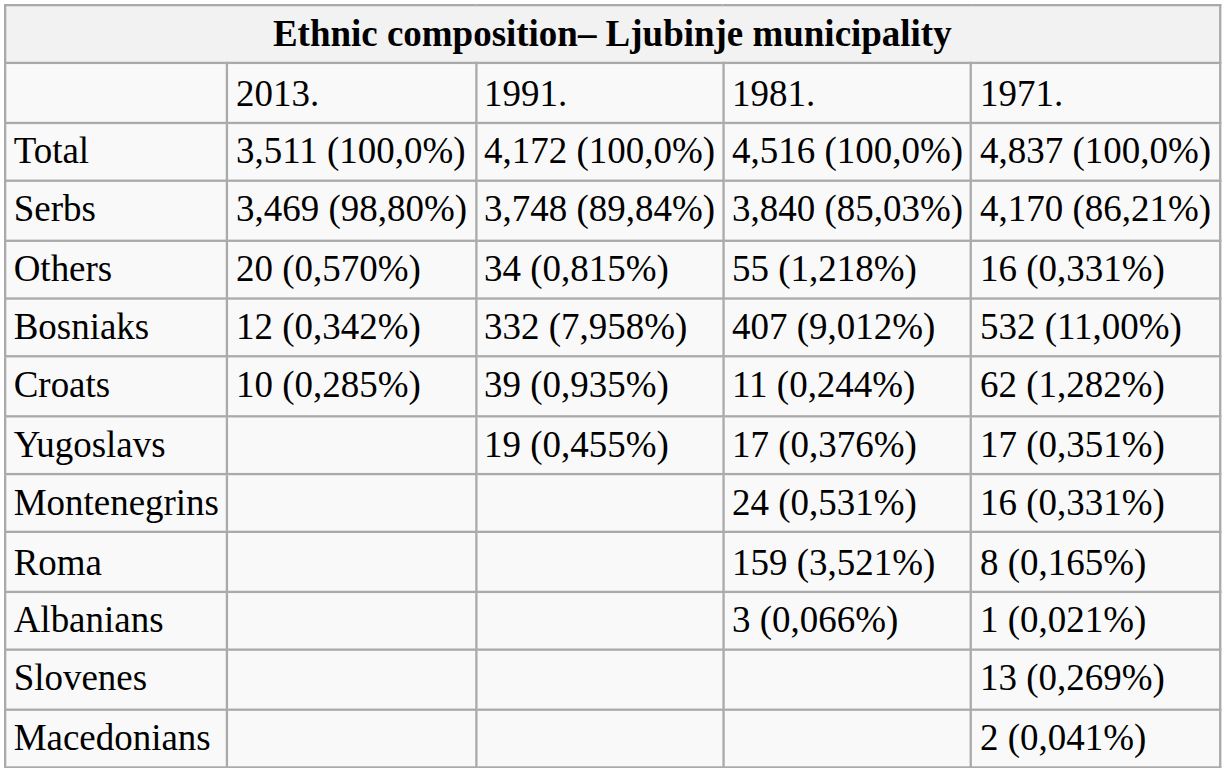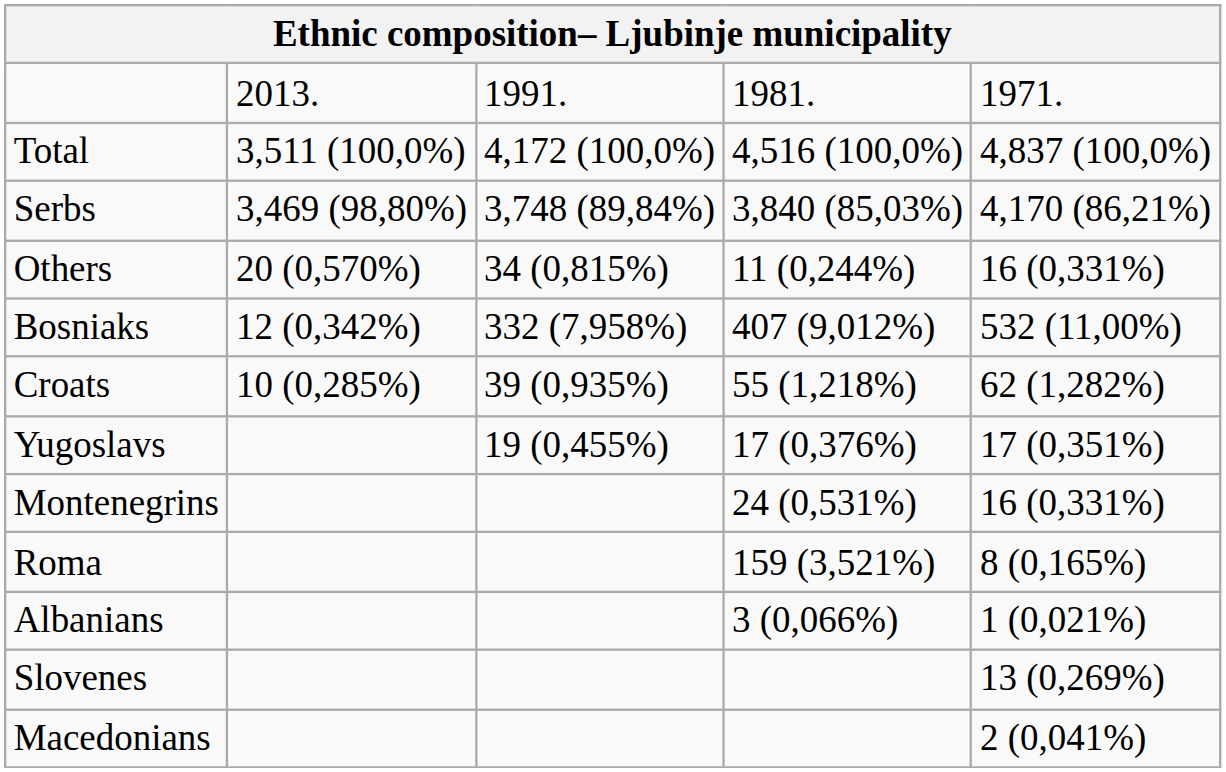(824, 268) 55 (1,218%) -> (824, 268) 11 (0,244%)
(824, 385) 11 (0,244%) -> (824, 385) 55 (1,218%)
